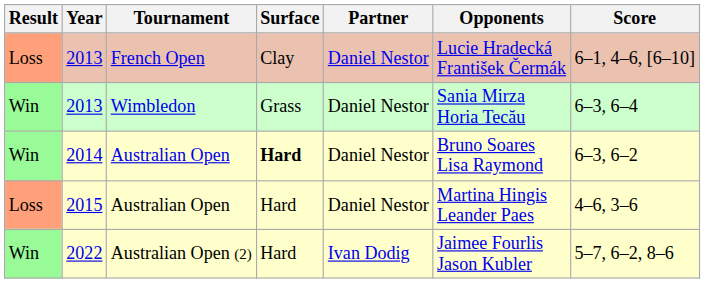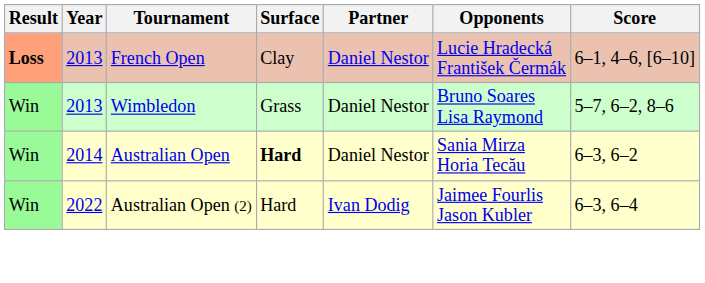(26, 57) normal -> (26, 57) bold
(481, 106) Sania Mirza Horia Tecău -> (490, 106) Bruno Soares Lisa Raymond
(606, 106) 6–3, 6–4 -> (624, 106) 5–7, 6–2, 8–6
(490, 155) Bruno Soares Lisa Raymond -> (481, 155) Sania Mirza Horia Tecău
- row: (84, 204)
(624, 253) 5–7, 6–2, 8–6 -> (606, 204) 6–3, 6–4
